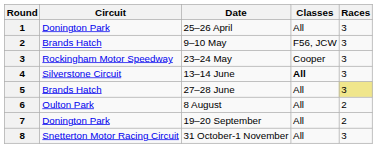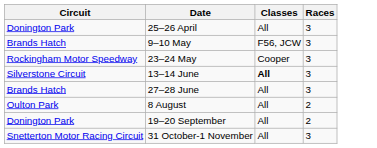- column: (22, 12)
(344, 89) khaki background -> (308, 89) no background
